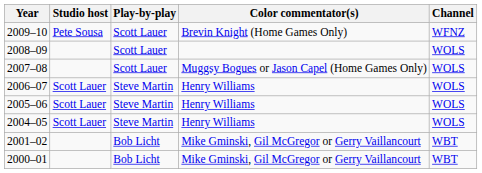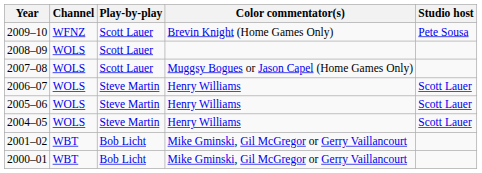columns swapped: (453, 13) <-> (80, 13)
